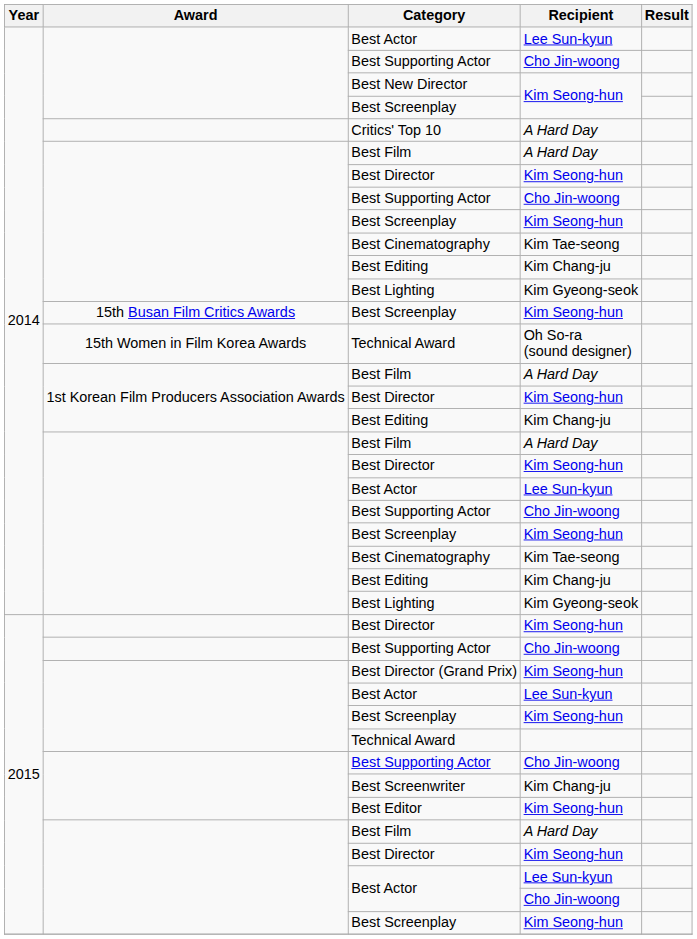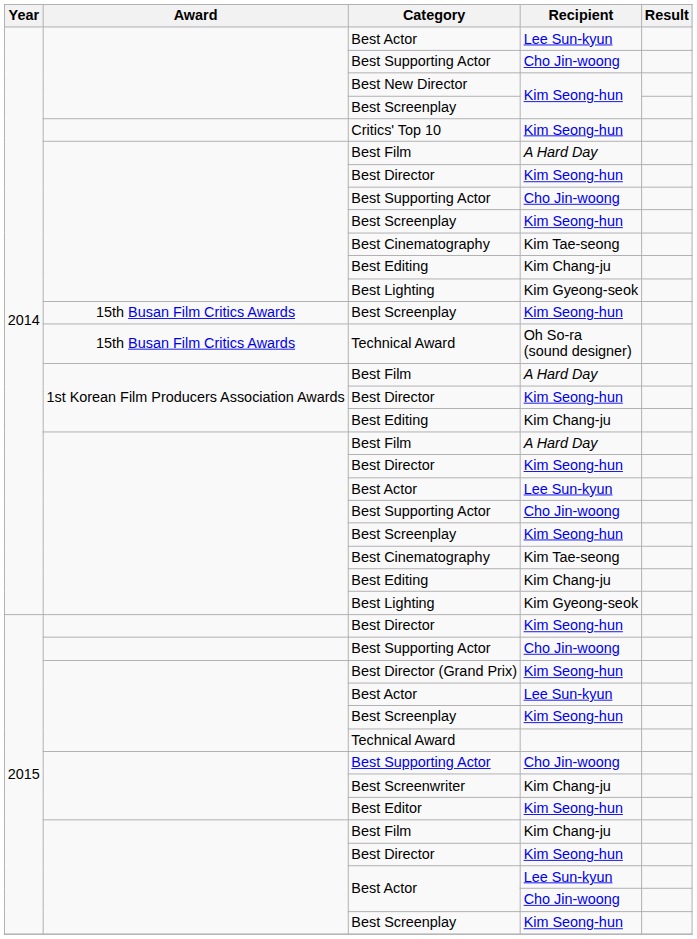(561, 130) A Hard Day -> (573, 130) Kim Seong-hun
(196, 343) 15th Women in Film Korea Awards -> (196, 343) 15th Busan Film Critics Awards
(561, 831) A Hard Day -> (567, 831) Kim Chang-ju
